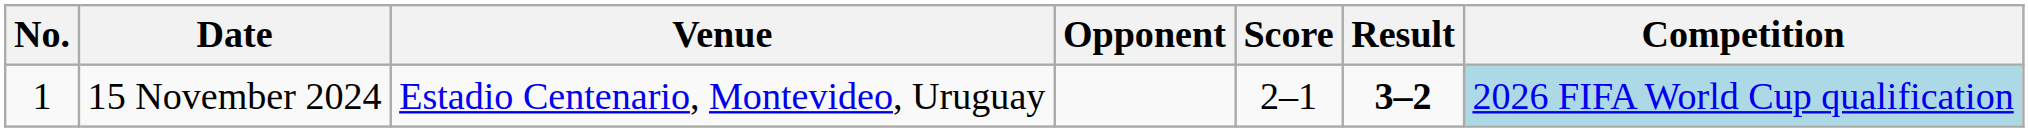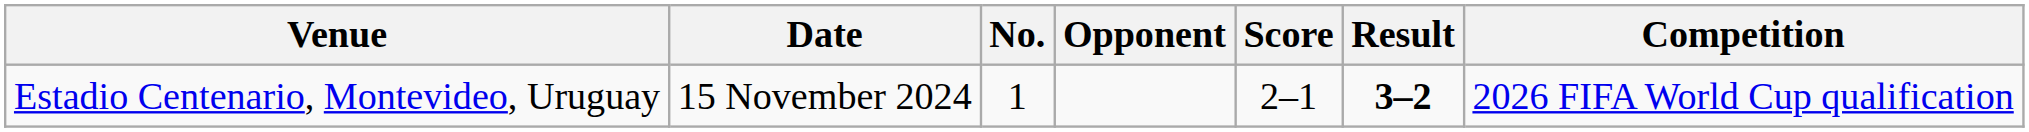columns swapped: (42, 34) <-> (722, 34)
(1743, 95) lightblue background -> (1743, 95) no background
